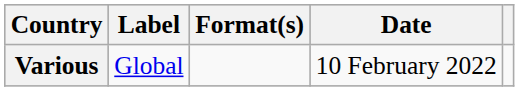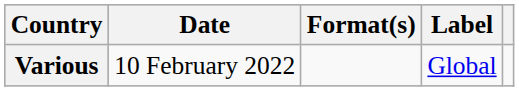columns swapped: (406, 24) <-> (149, 24)
